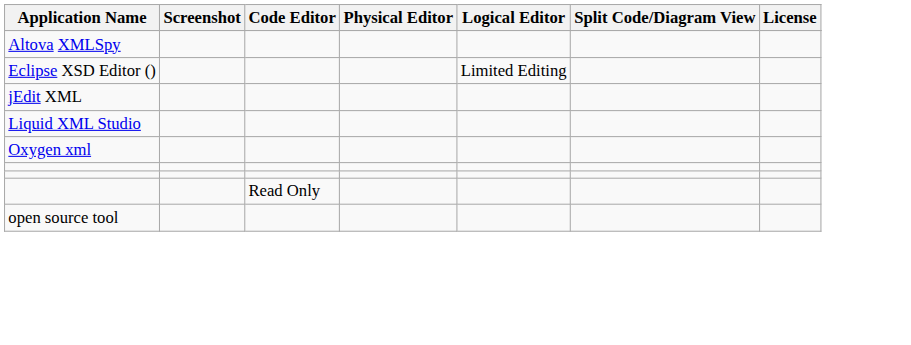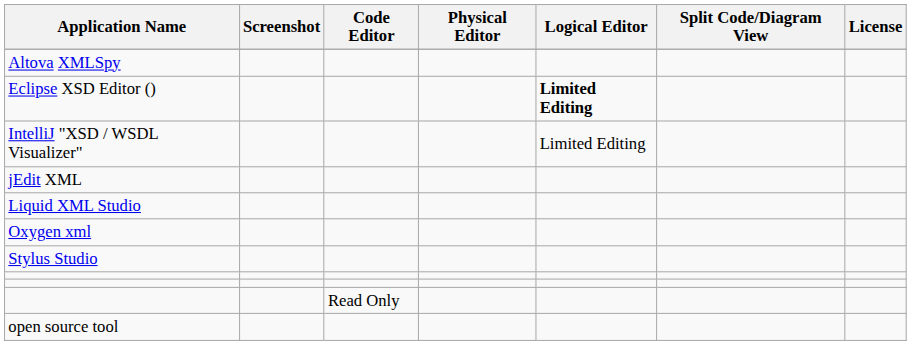(514, 70) normal -> (568, 98) bold
+ row: (83, 143)
+ row: (53, 258)
